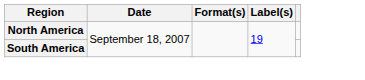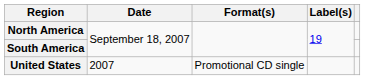+ row: (46, 65)
